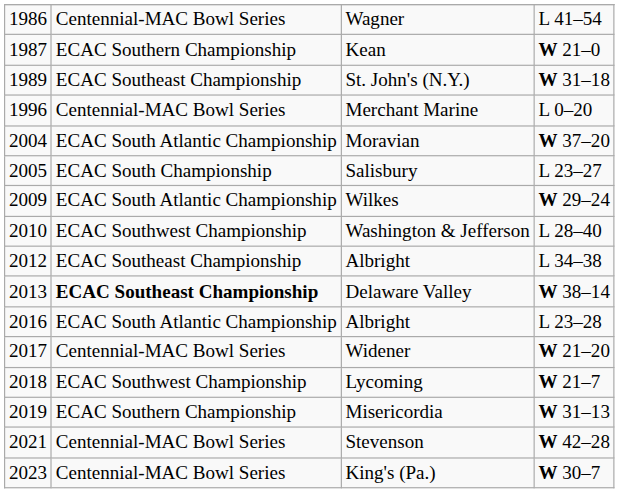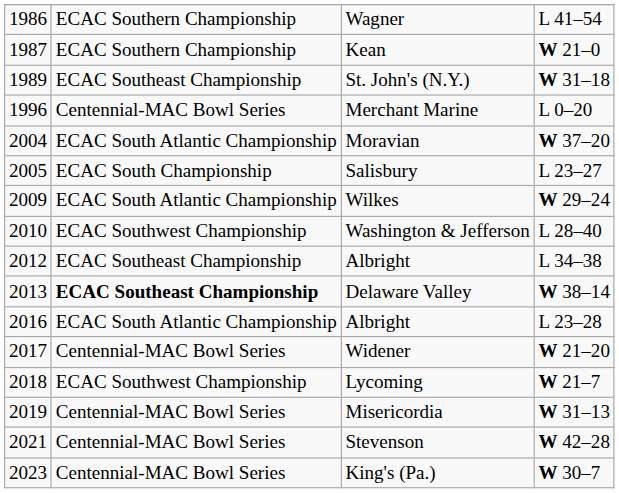(171, 19) Centennial-MAC Bowl Series -> (176, 19) ECAC Southern Championship
(176, 412) ECAC Southern Championship -> (171, 412) Centennial-MAC Bowl Series
